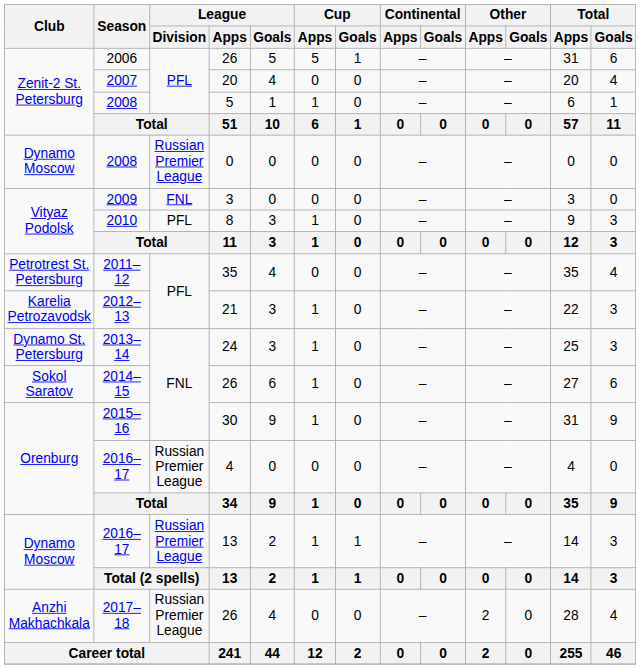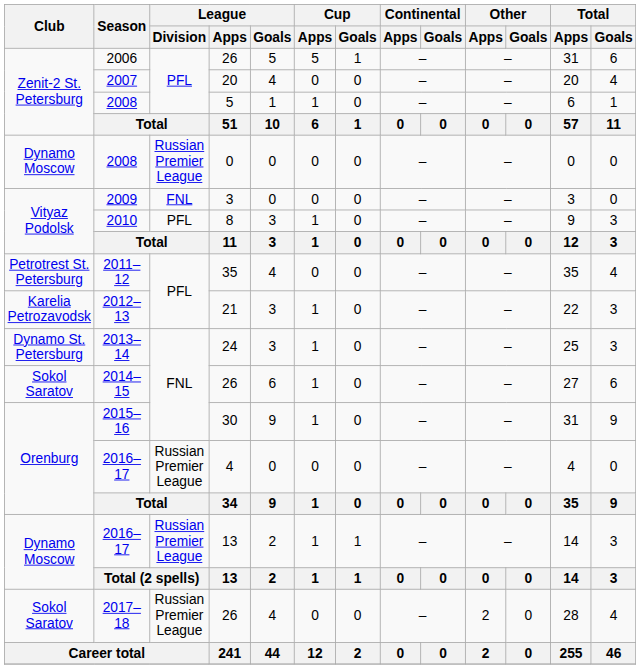(49, 615) Anzhi Makhachkala -> (49, 615) Sokol Saratov
